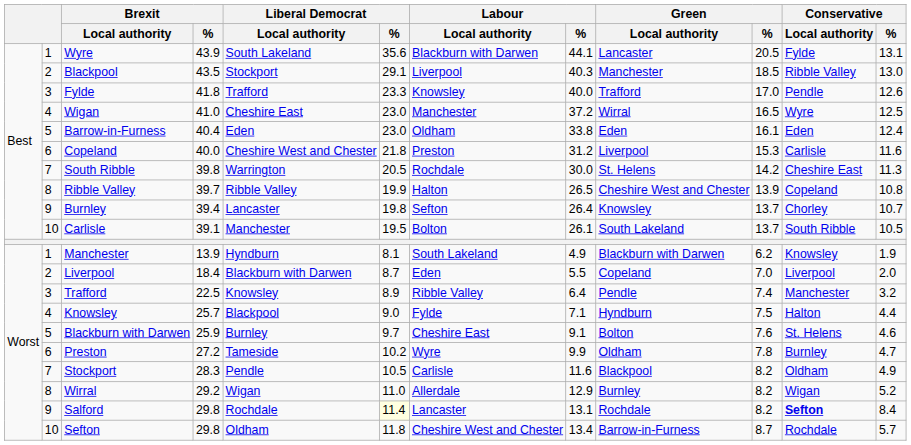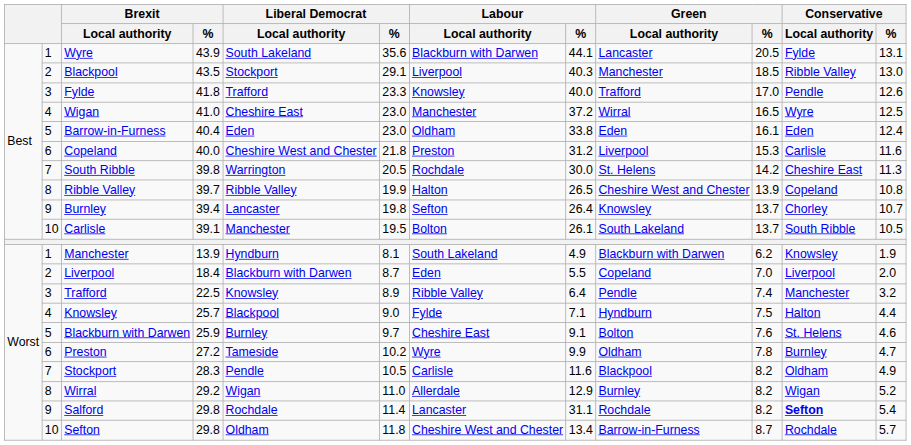(394, 410) lightyellow background -> (394, 410) no background
(581, 410) 13.1 -> (581, 410) 31.1
(887, 410) 8.4 -> (887, 410) 5.4
